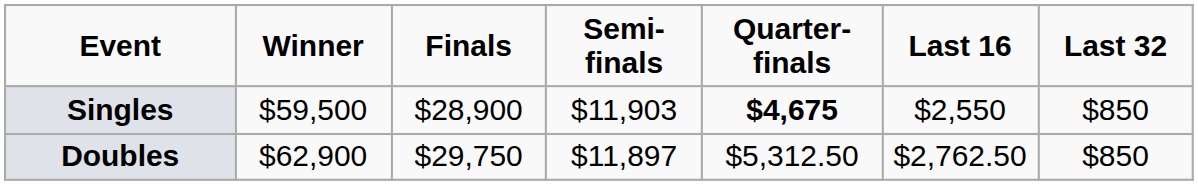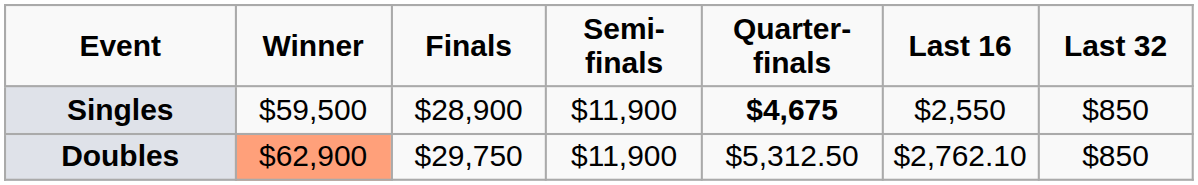(624, 110) $11,903 -> (624, 110) $11,900
(313, 157) no background -> (313, 157) lightsalmon background
(624, 157) $11,897 -> (624, 157) $11,900
(960, 157) $2,762.50 -> (960, 157) $2,762.10
